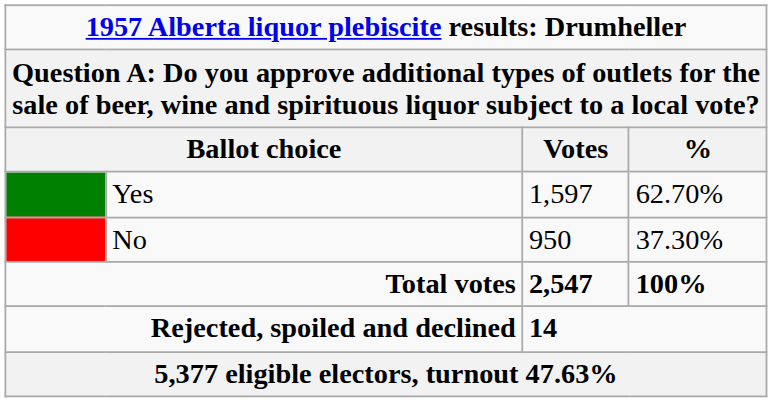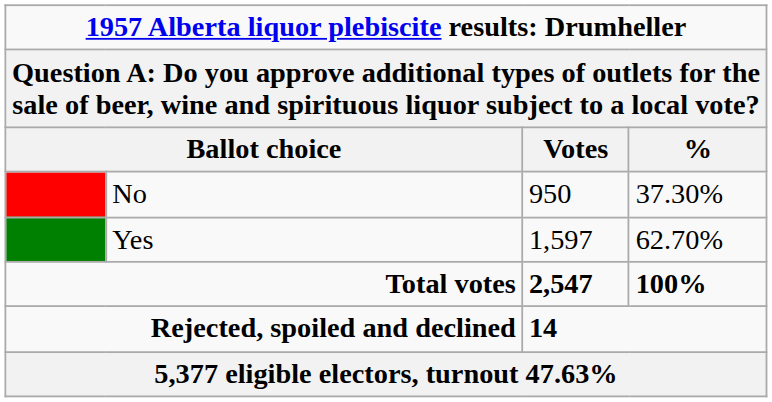rows swapped: (133, 193) <-> (130, 238)
